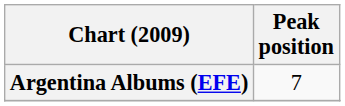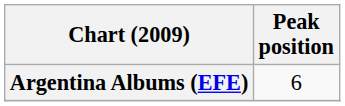(296, 82) 7 -> (296, 82) 6
